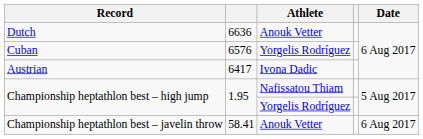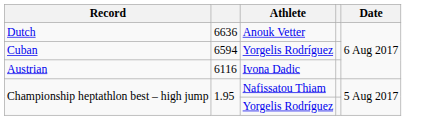(240, 50) 6576 -> (226, 50) 6594
(240, 69) 6417 -> (225, 69) 6116
- row: (115, 124)
